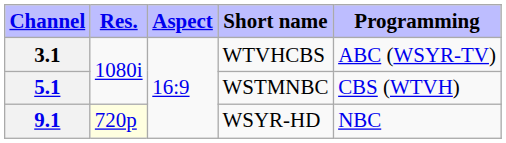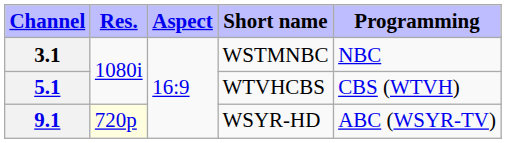(274, 54) WTVHCBS -> (275, 54) WSTMNBC
(417, 54) ABC (WSYR-TV) -> (360, 54) NBC
(275, 87) WSTMNBC -> (274, 87) WTVHCBS
(360, 120) NBC -> (417, 120) ABC (WSYR-TV)
